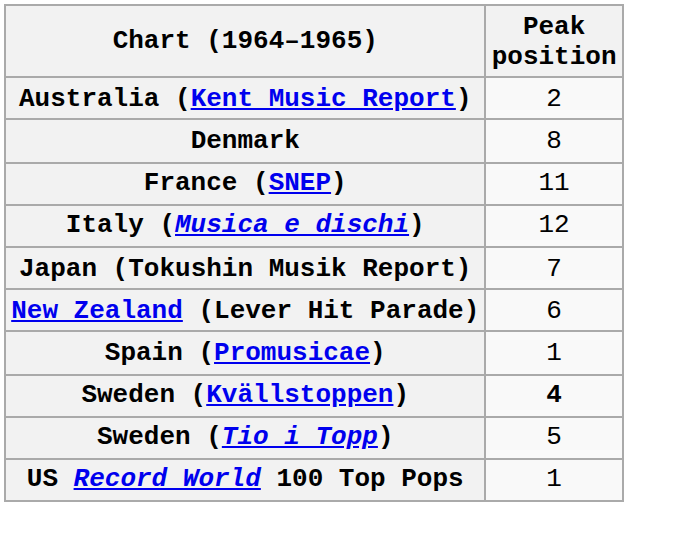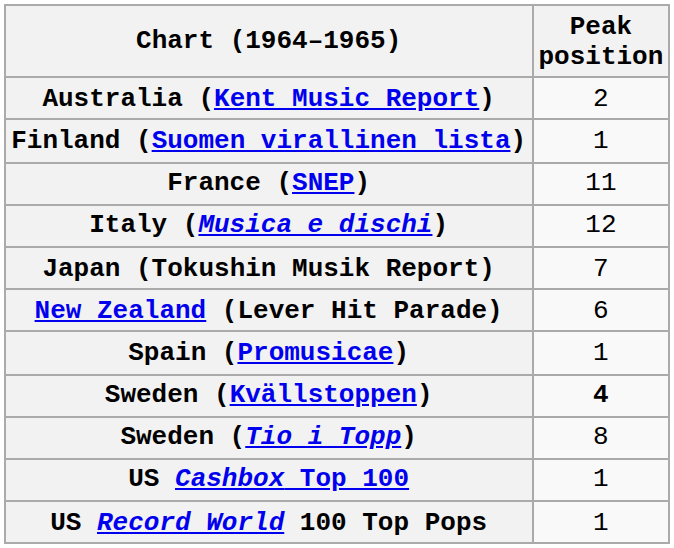- row: (245, 141)
+ row: (269, 141)
(554, 438) 5 -> (601, 438) 8
+ row: (269, 480)
